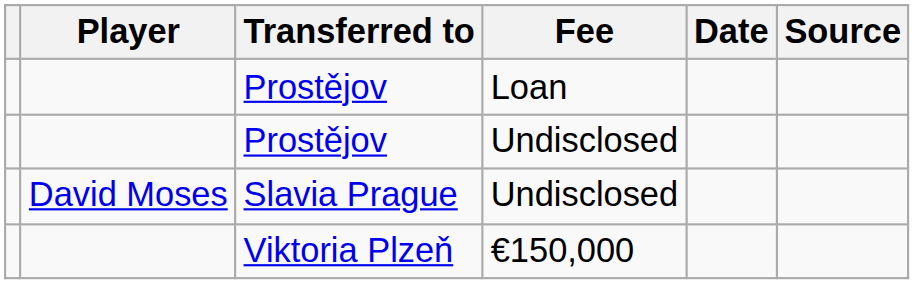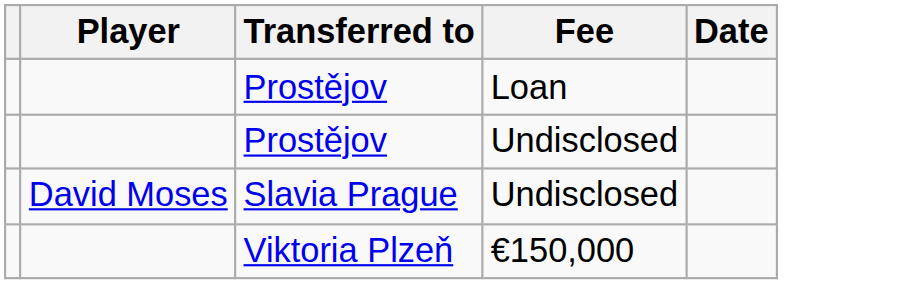- column: (843, 31)
